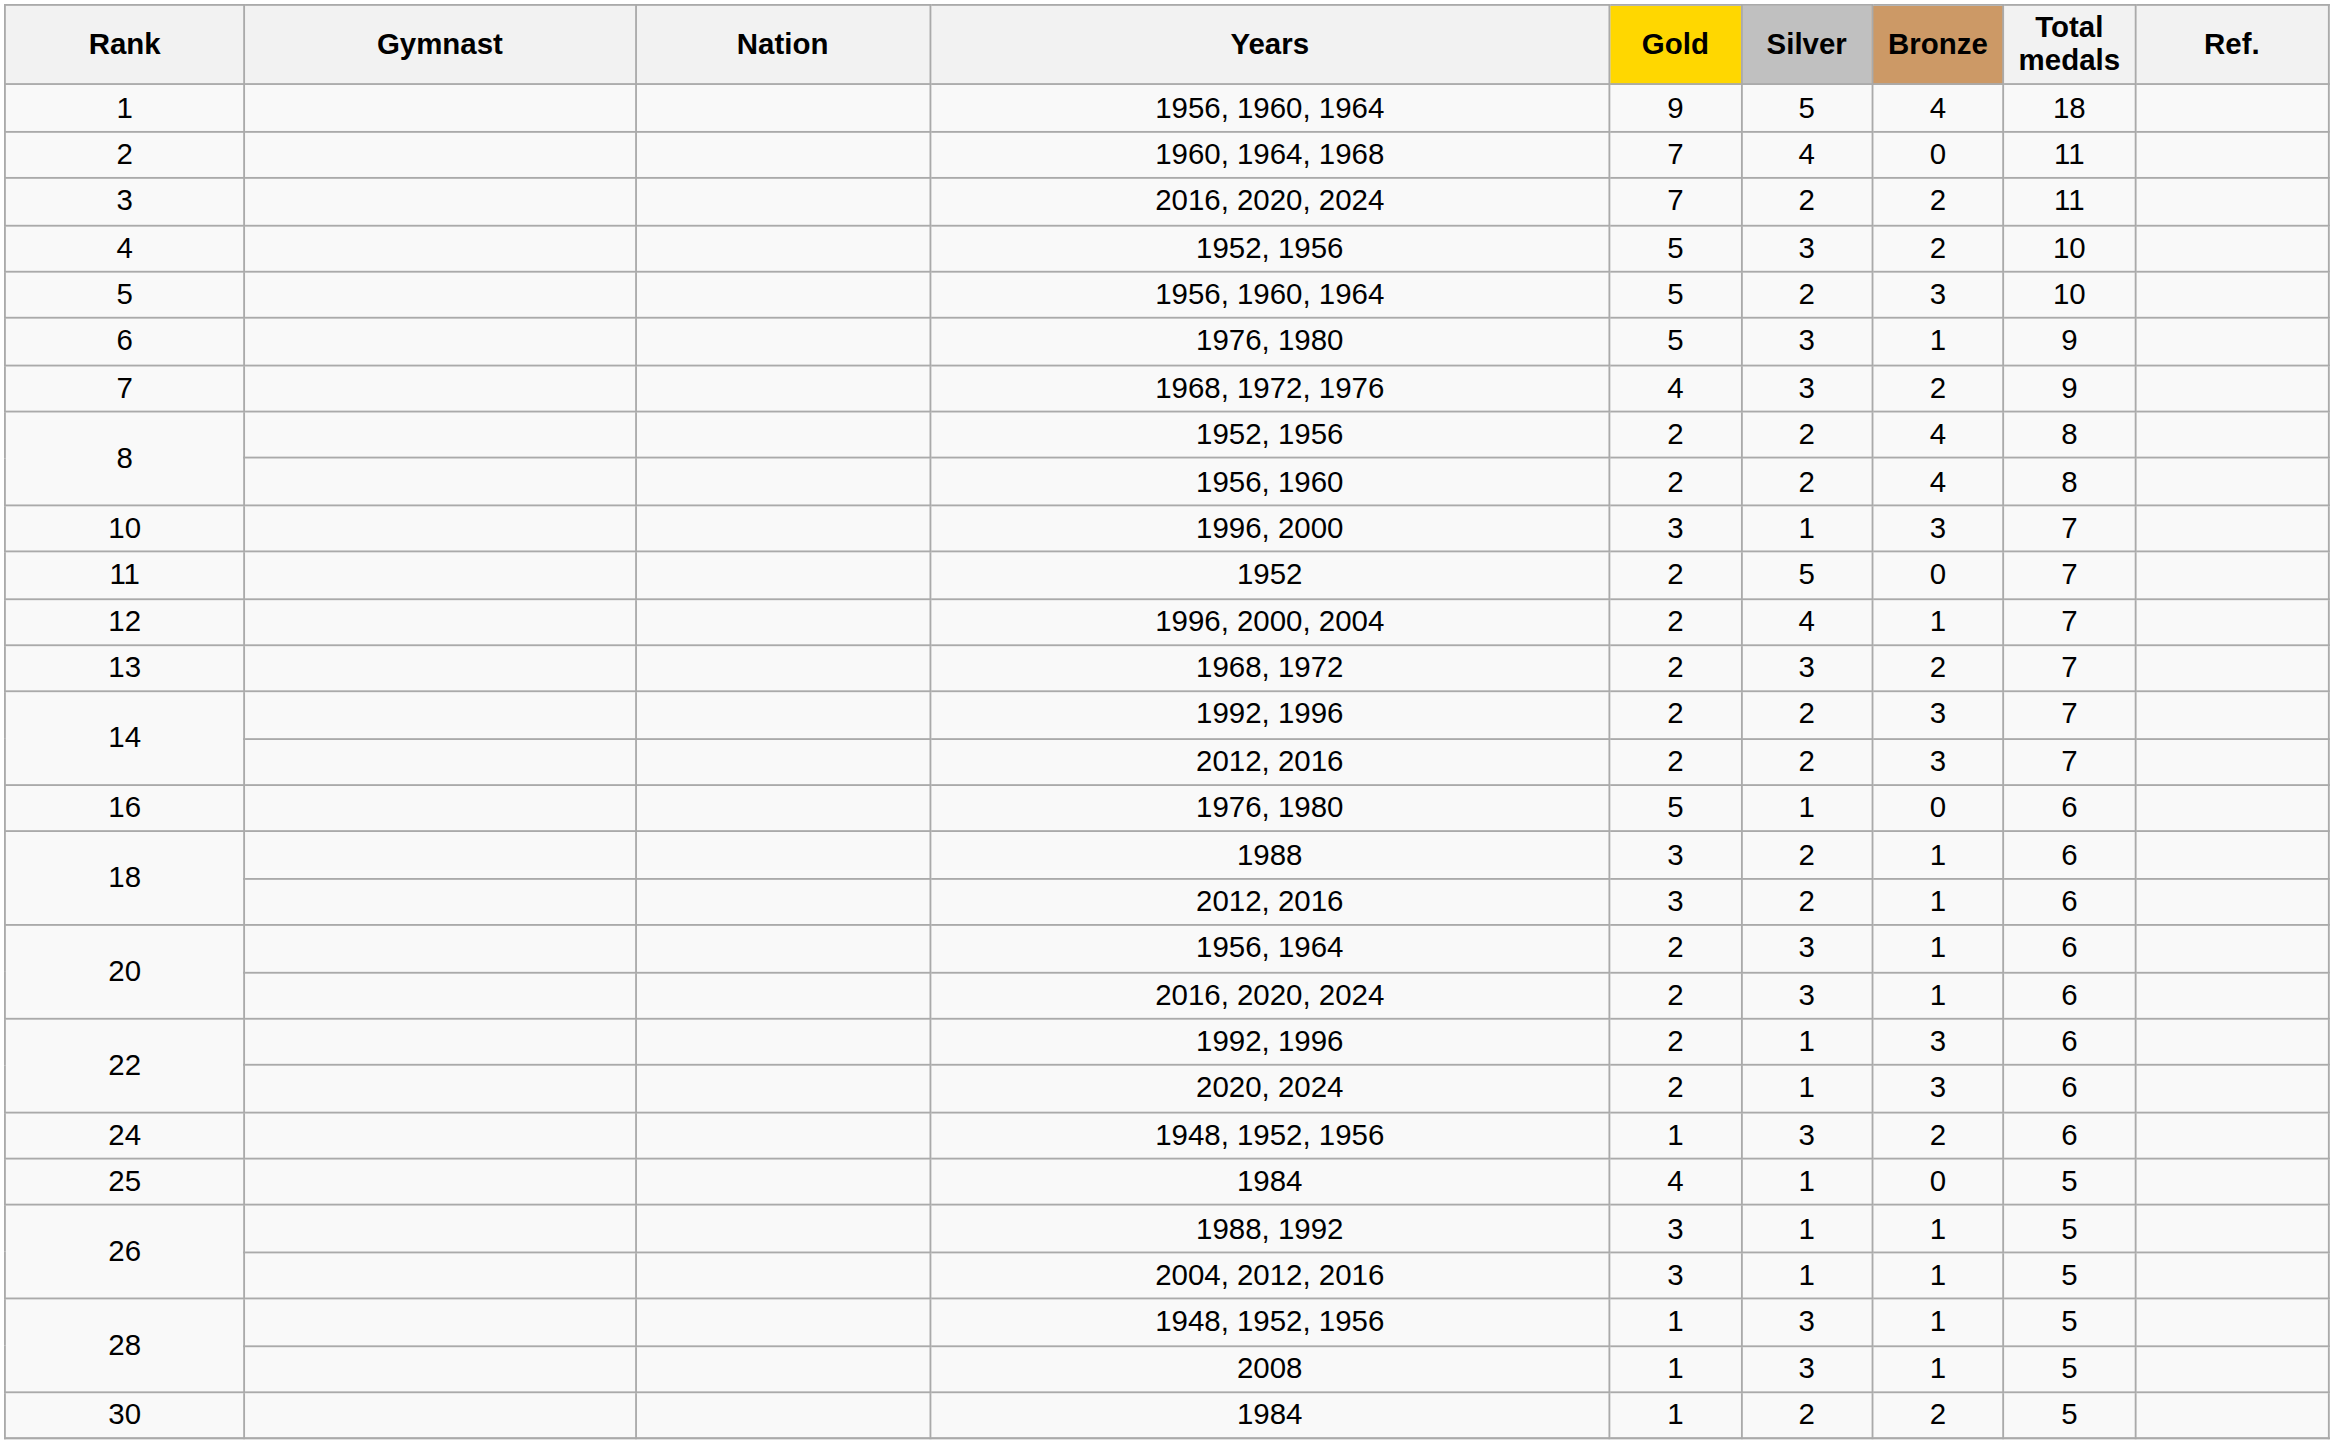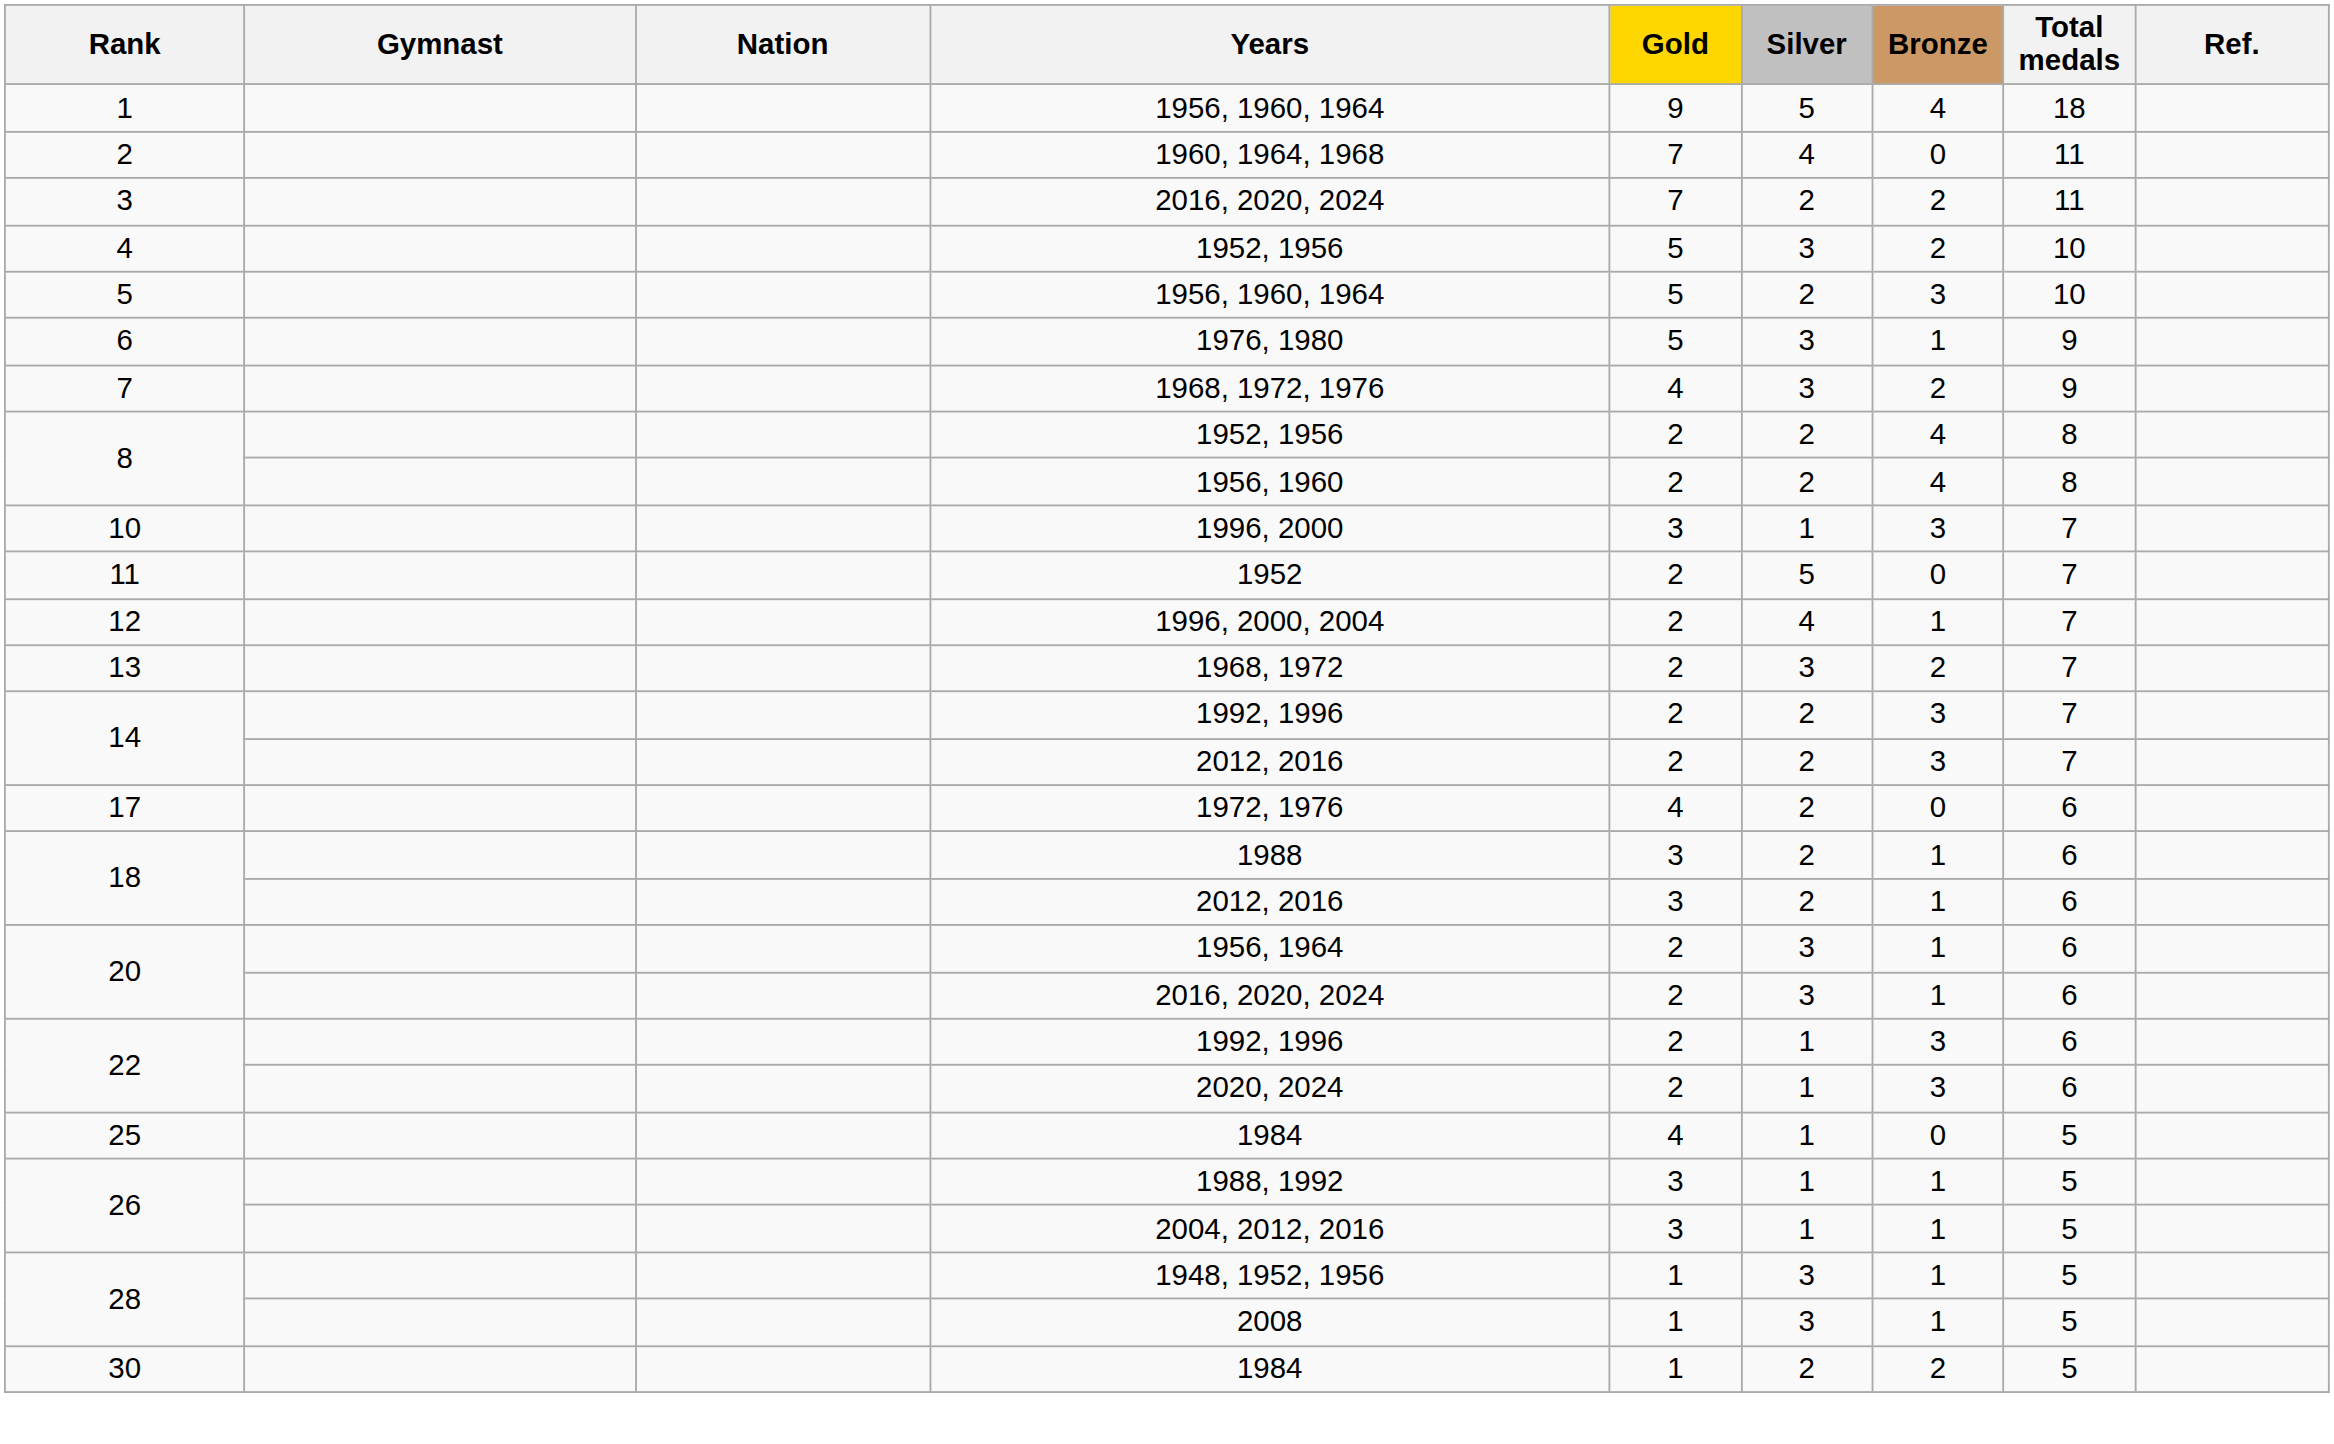- row: (125, 808)
+ row: (125, 808)
- row: (125, 1134)
